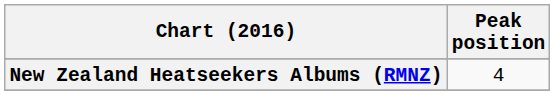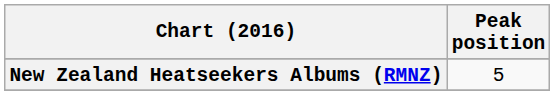(498, 75) 4 -> (498, 75) 5
